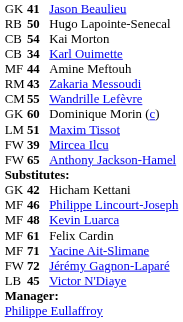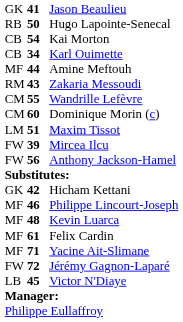(14, 114) GK -> (15, 114) CM
(33, 159) 65 -> (33, 159) 56
